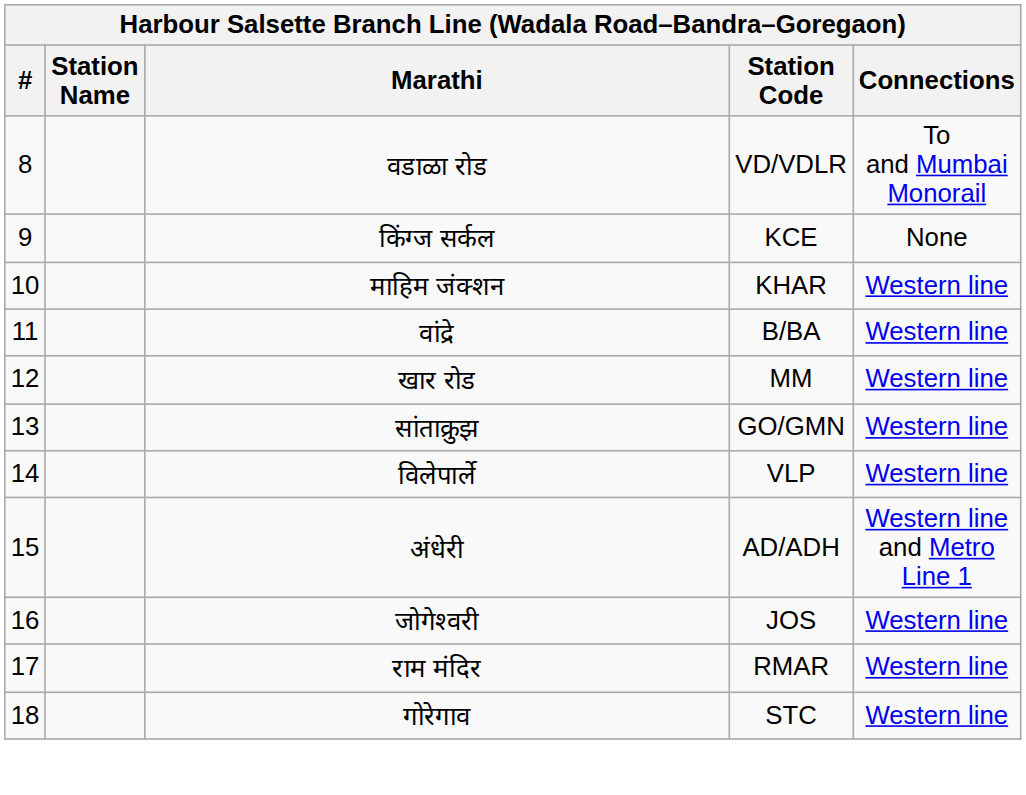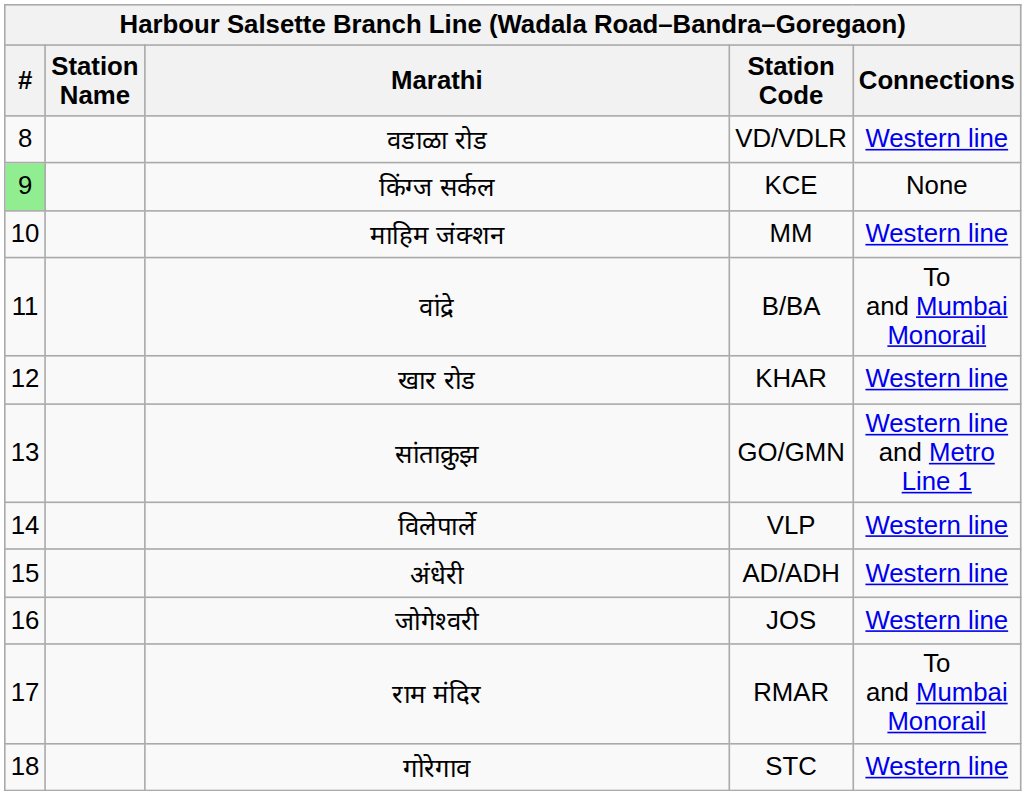(937, 164) To and Mumbai Monorail -> (937, 138) Western line
(25, 237) no background -> (25, 186) lightgreen background
(791, 284) KHAR -> (791, 233) MM
(937, 332) Western line -> (937, 306) To and Mumbai Monorail
(791, 379) MM -> (791, 379) KHAR
(937, 426) Western line -> (937, 452) Western line and Metro Line 1
(937, 547) Western line and Metro Line 1 -> (937, 572) Western line
(937, 667) Western line -> (937, 693) To and Mumbai Monorail
